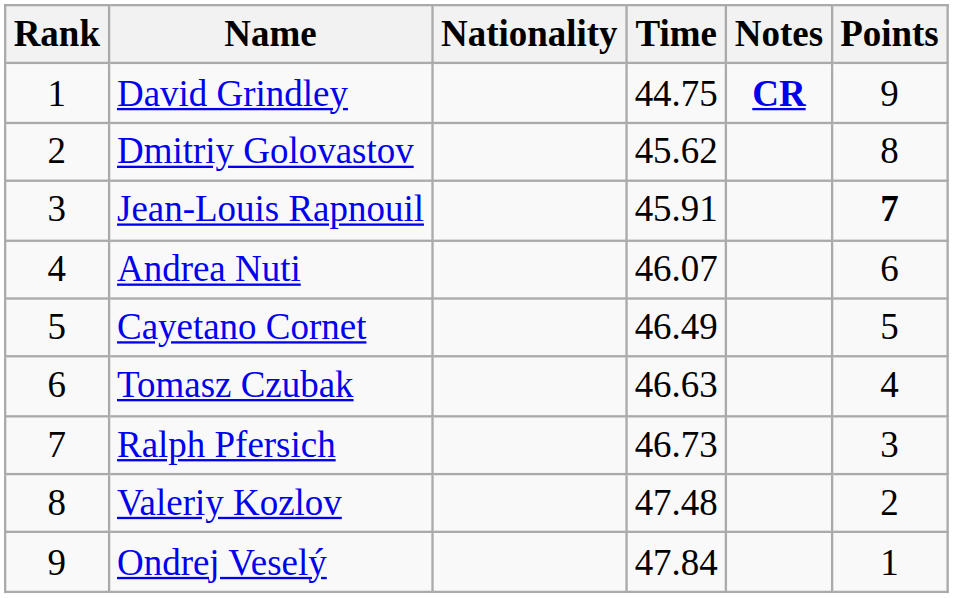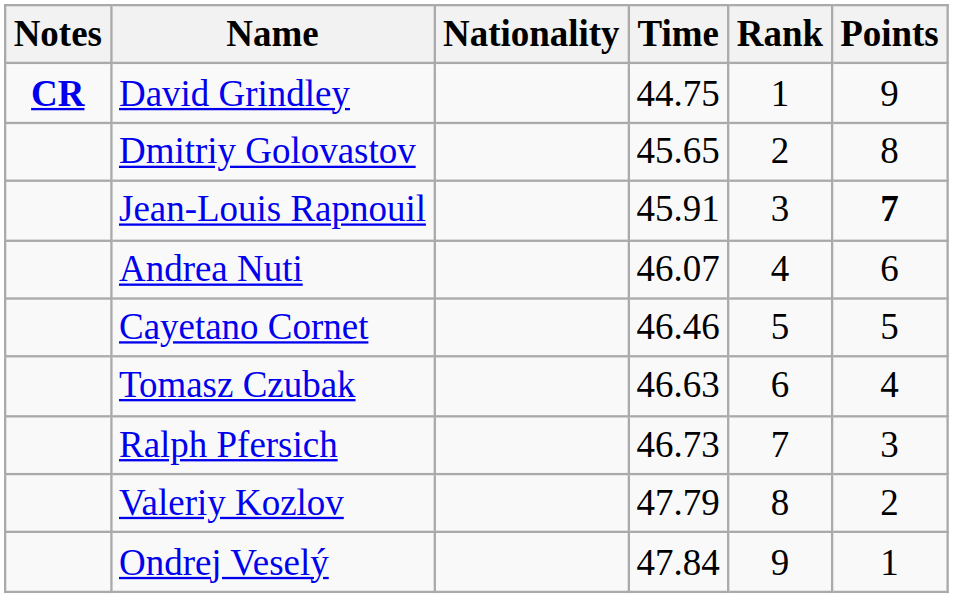columns swapped: (57, 33) <-> (779, 33)
(676, 151) 45.62 -> (678, 151) 45.65
(676, 326) 46.49 -> (678, 326) 46.46
(676, 502) 47.48 -> (678, 502) 47.79
